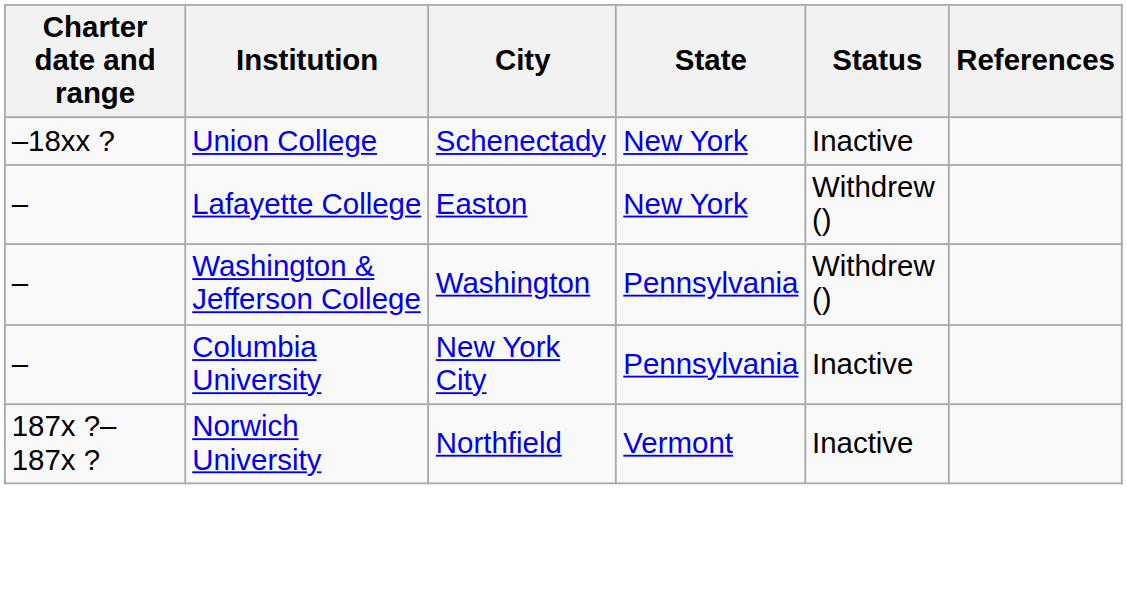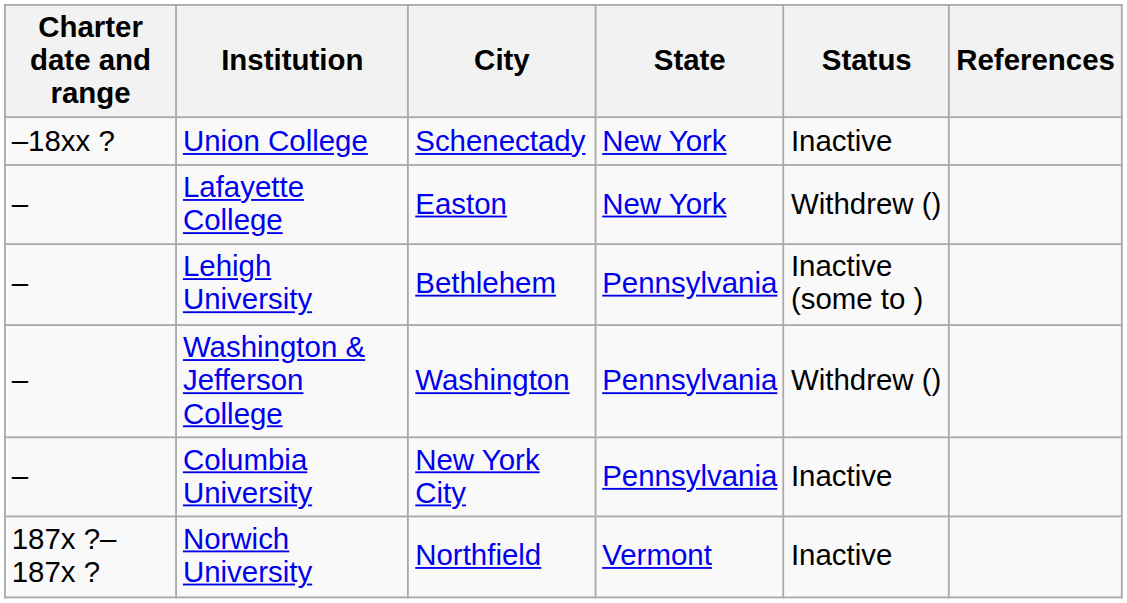+ row: (248, 283)
